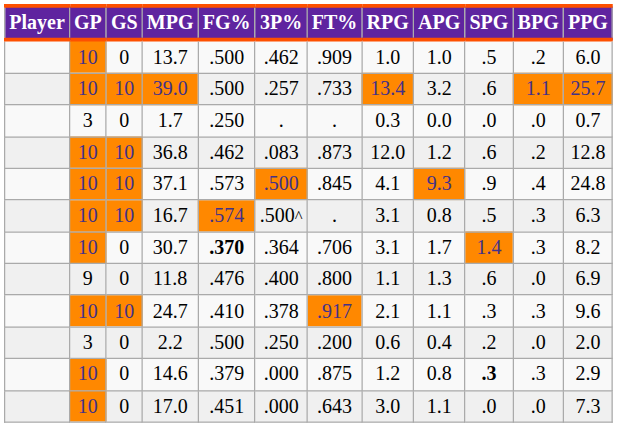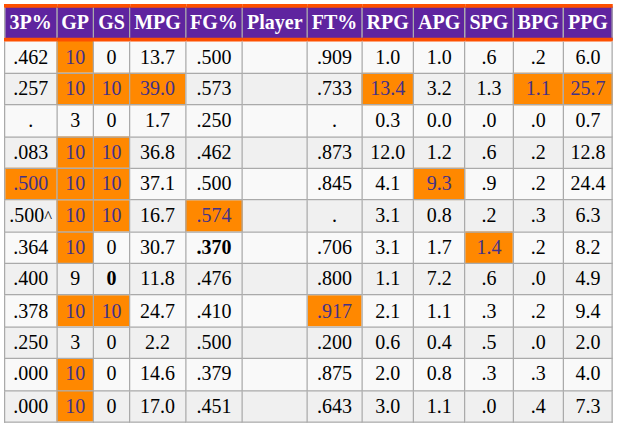columns swapped: (37, 22) <-> (281, 22)
(489, 57) .5 -> (489, 57) .6
(227, 88) .500 -> (214, 88) .573
(489, 88) .6 -> (489, 88) 1.3
(227, 183) .573 -> (214, 183) .500
(538, 183) .4 -> (538, 183) .2
(588, 183) 24.8 -> (588, 183) 24.4
(489, 215) .5 -> (489, 215) .2
(538, 247) .3 -> (538, 247) .2
(124, 279) normal -> (112, 279) bold
(439, 279) 1.3 -> (439, 279) 7.2
(588, 279) 6.9 -> (588, 279) 4.9
(538, 310) .3 -> (538, 310) .2
(588, 310) 9.6 -> (588, 310) 9.4
(489, 342) .2 -> (489, 342) .5
(388, 374) 1.2 -> (388, 374) 2.0
(489, 374) bold -> (489, 374) normal
(588, 374) 2.9 -> (588, 374) 4.0
(538, 405) .0 -> (538, 405) .4
